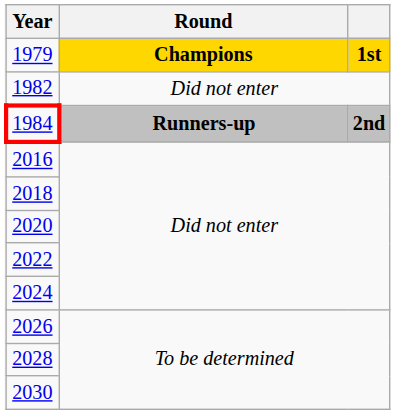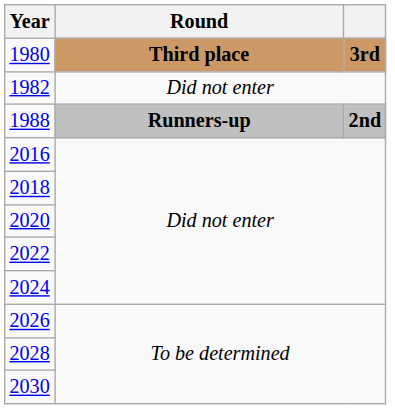- row: (32, 54)
+ row: (30, 54)
- row: (32, 124)
+ row: (30, 121)
